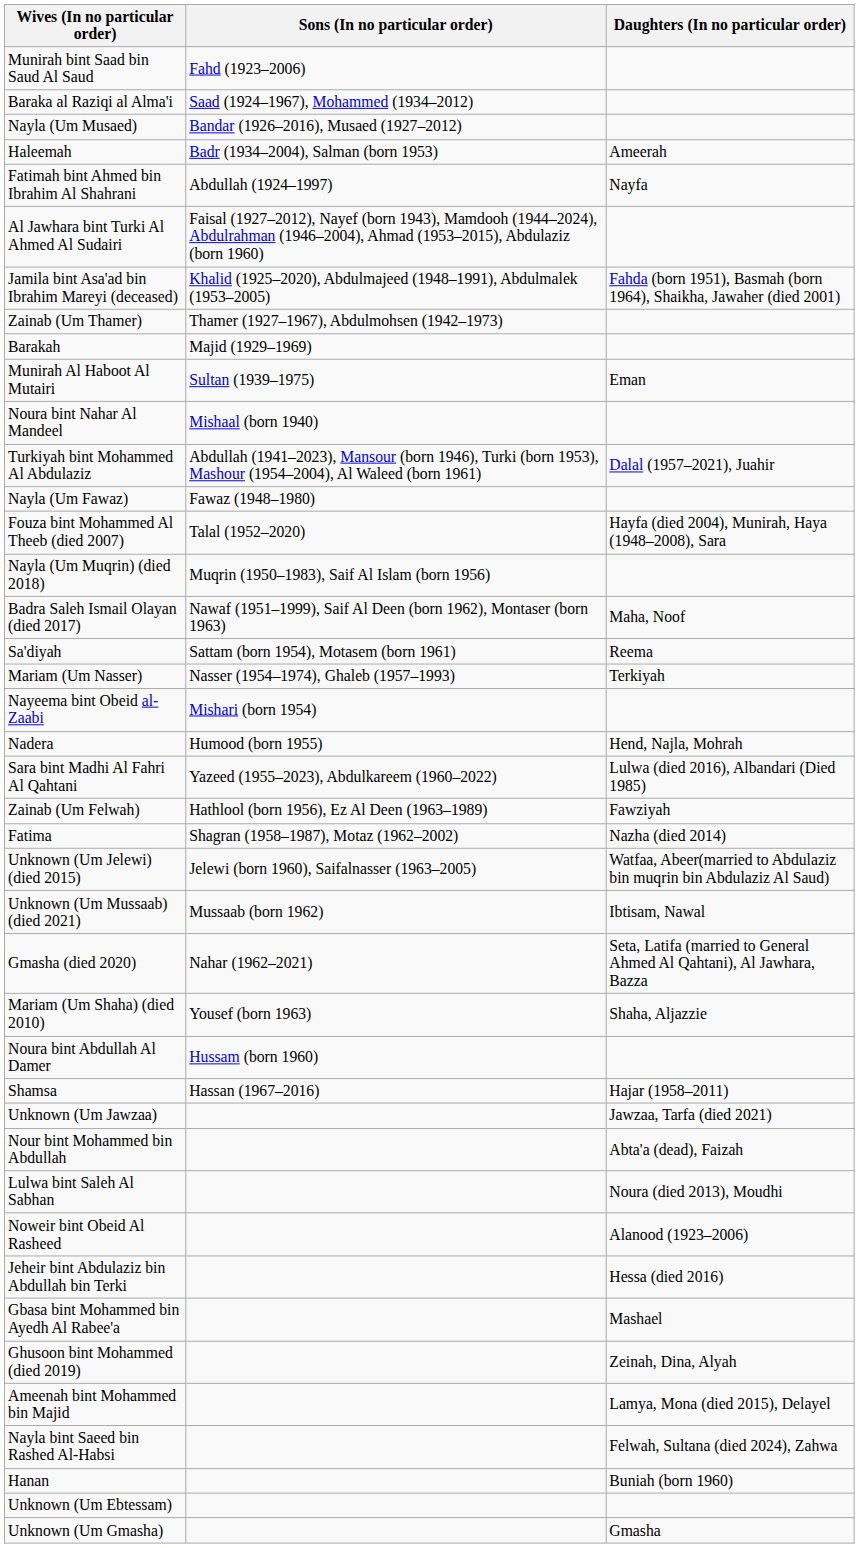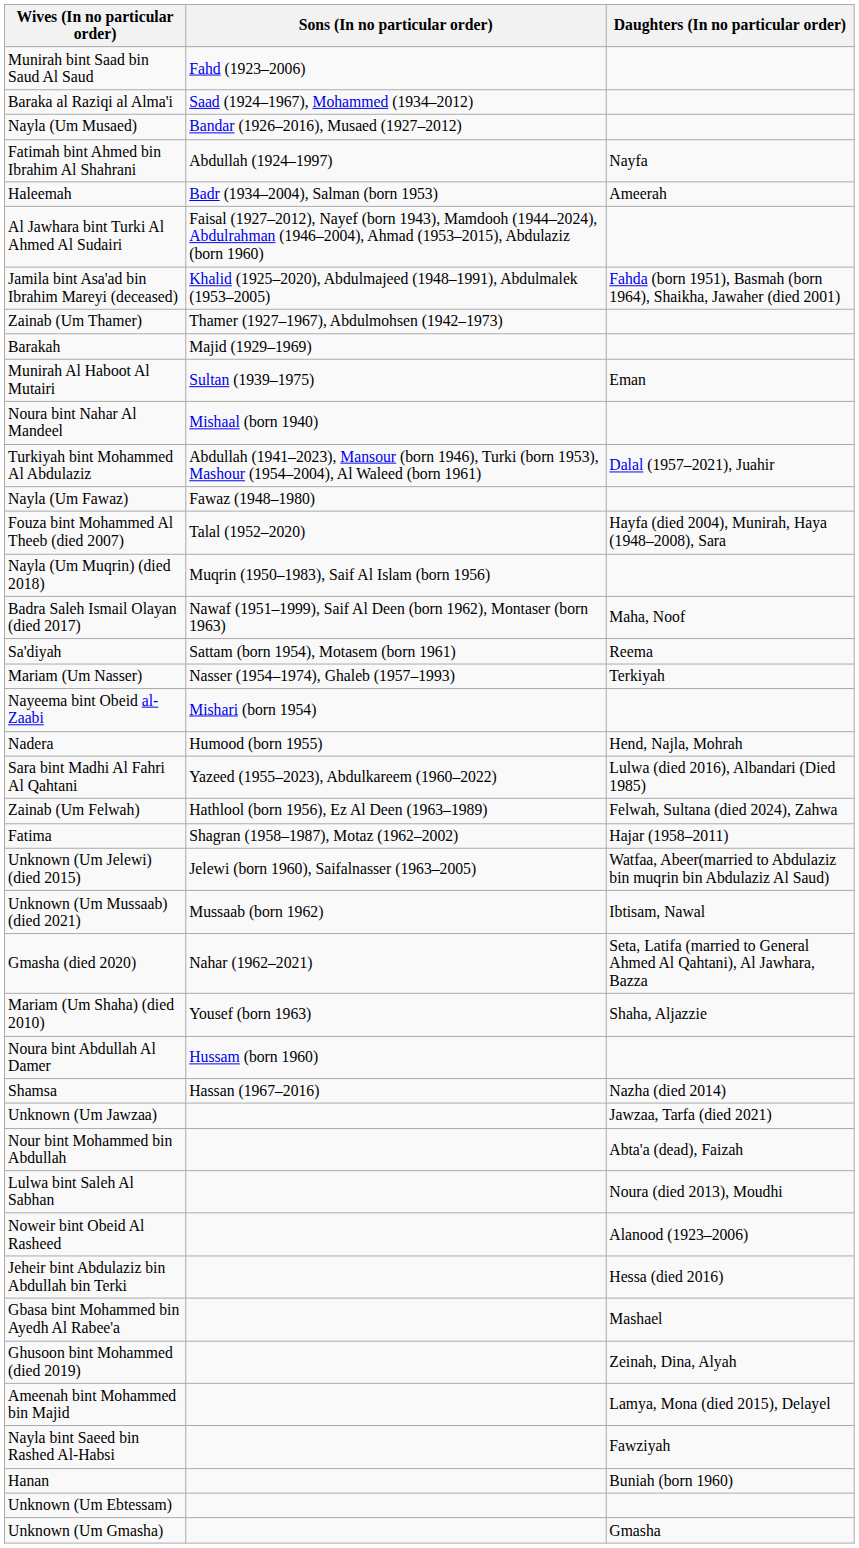rows swapped: (85, 185) <-> (40, 151)
(640, 810) Fawziyah -> (723, 810) Felwah, Sultana (died 2024), Zahwa
(668, 835) Nazha (died 2014) -> (669, 835) Hajar (1958–2011)
(669, 1090) Hajar (1958–2011) -> (668, 1090) Nazha (died 2014)
(723, 1446) Felwah, Sultana (died 2024), Zahwa -> (640, 1446) Fawziyah
